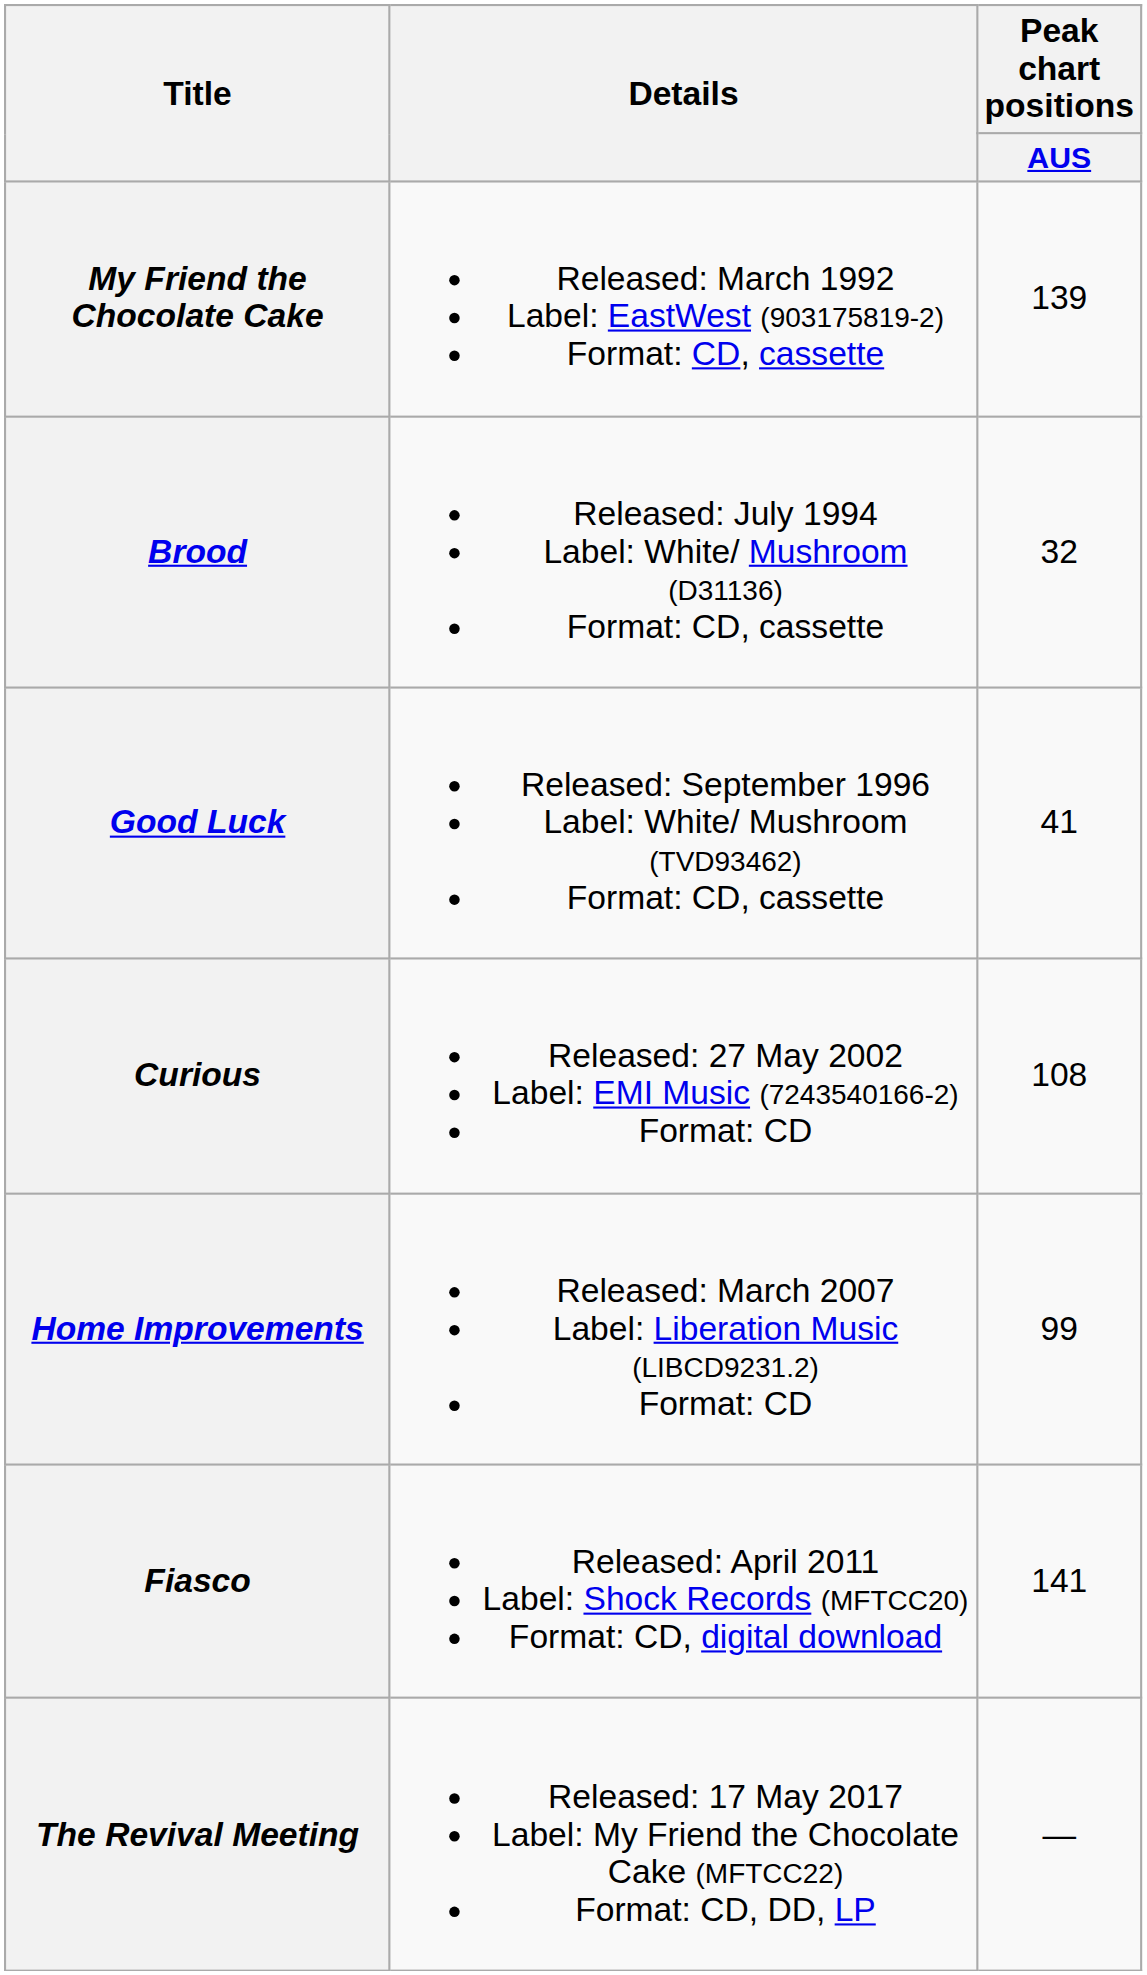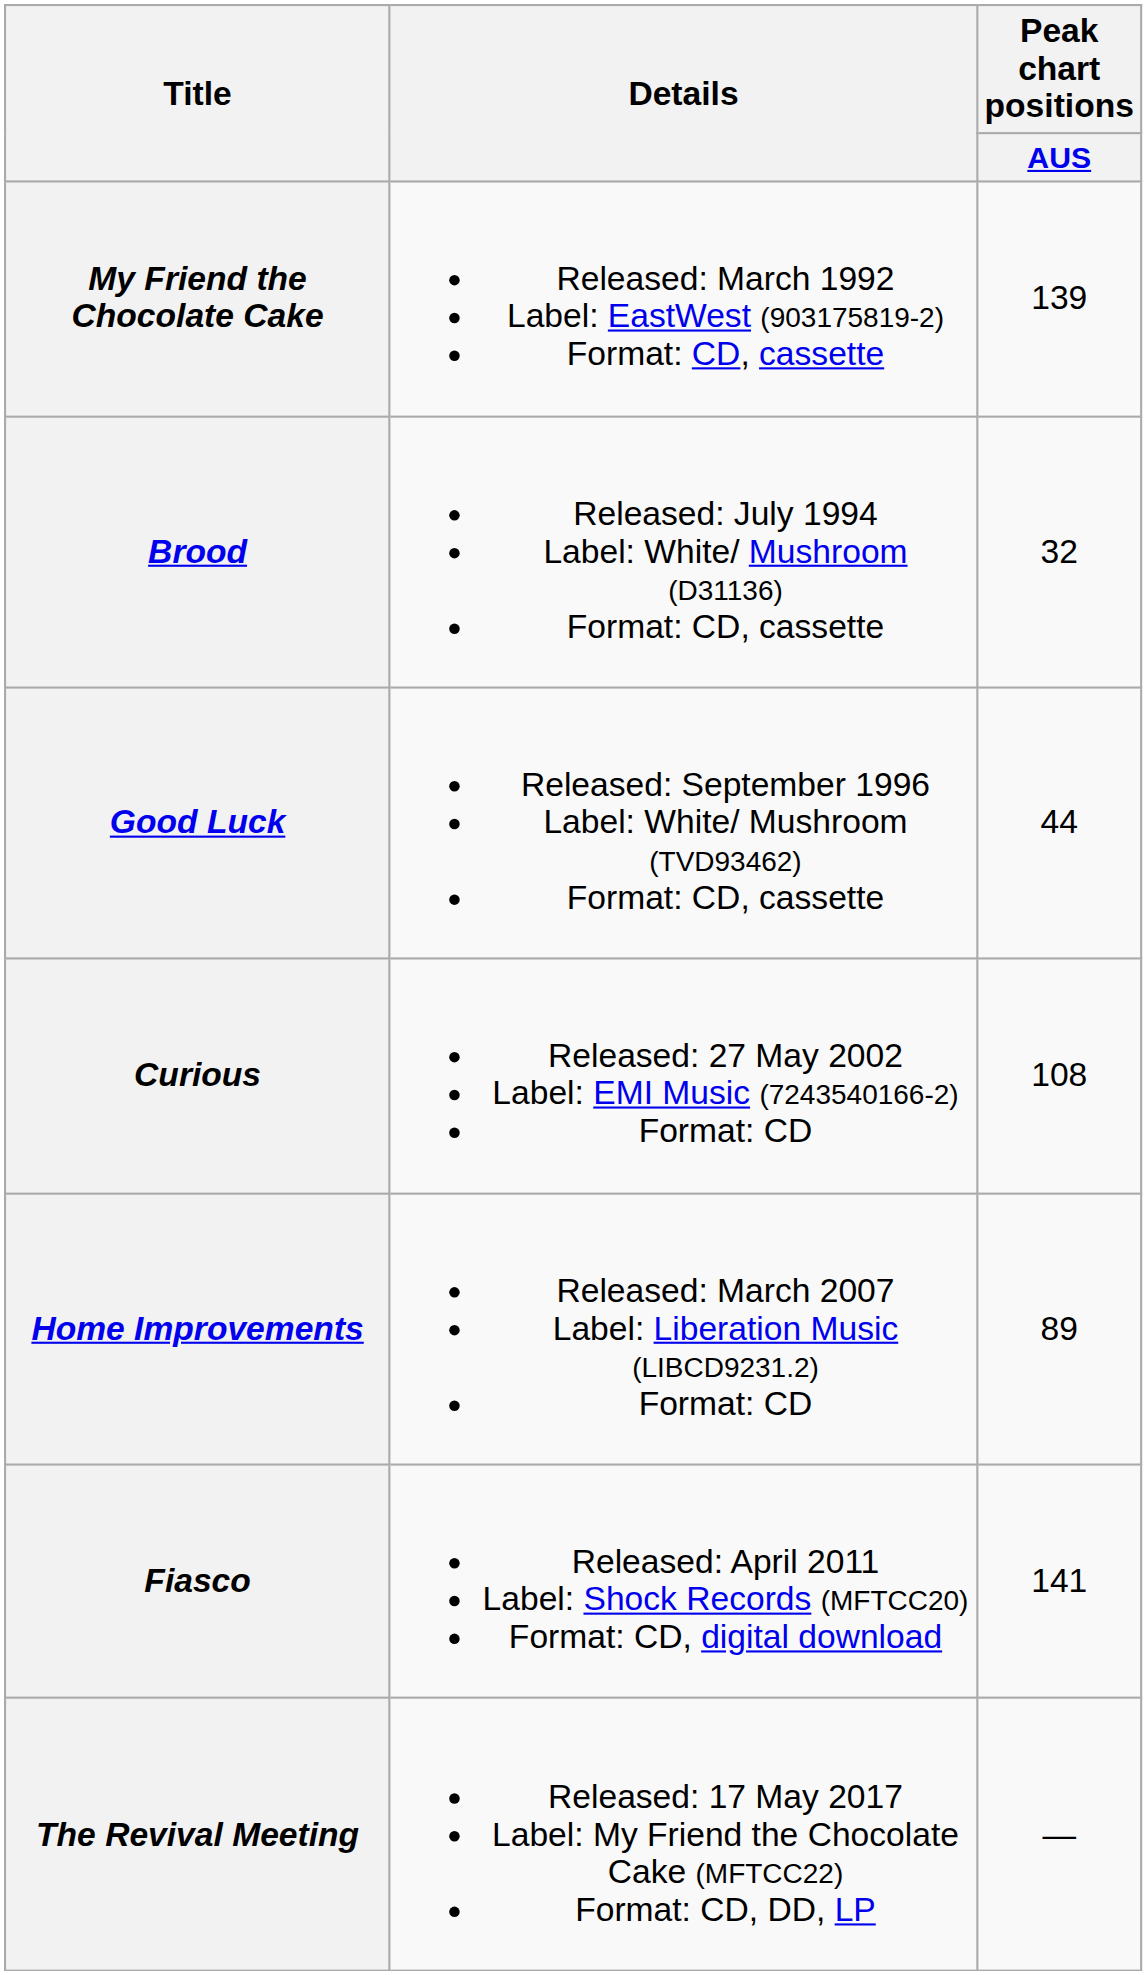(1059, 822) 41 -> (1059, 822) 44
(1059, 1328) 99 -> (1059, 1328) 89
